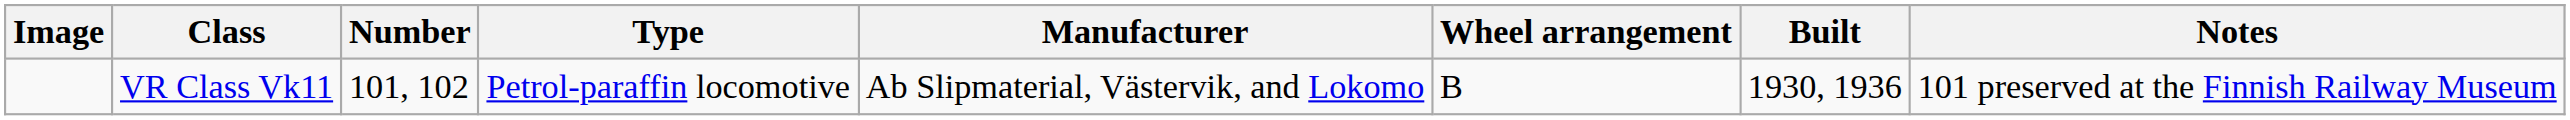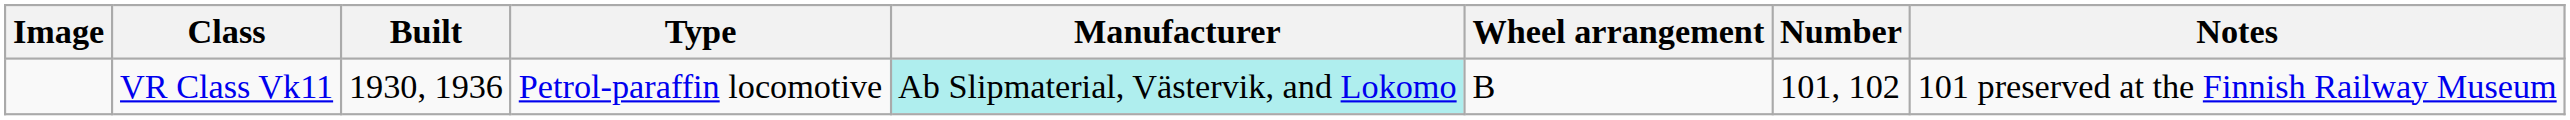columns swapped: (410, 31) <-> (1825, 31)
(1145, 85) no background -> (1177, 85) paleturquoise background
